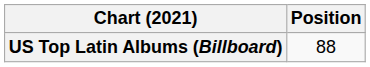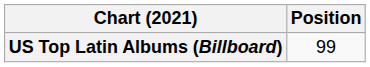(326, 47) 88 -> (326, 47) 99
